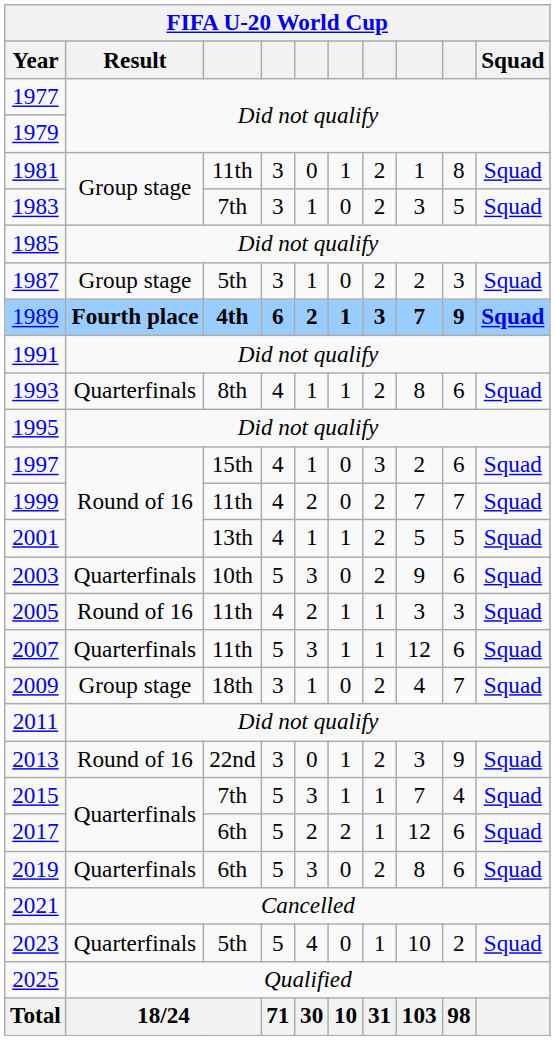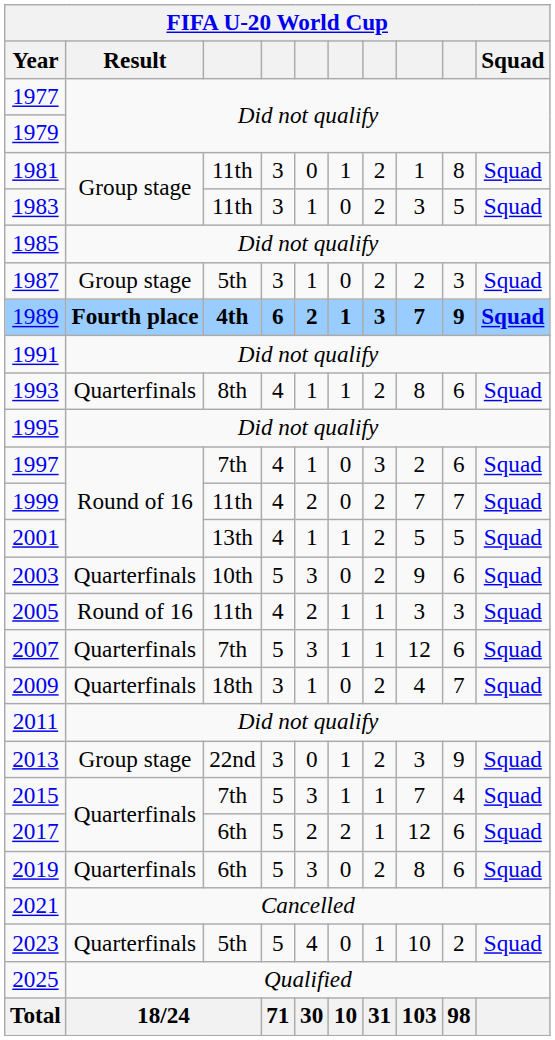(232, 206) 7th -> (232, 206) 11th
(232, 464) 15th -> (232, 464) 7th
(232, 648) 11th -> (232, 648) 7th
(135, 685) Group stage -> (135, 685) Quarterfinals
(135, 758) Round of 16 -> (135, 758) Group stage
